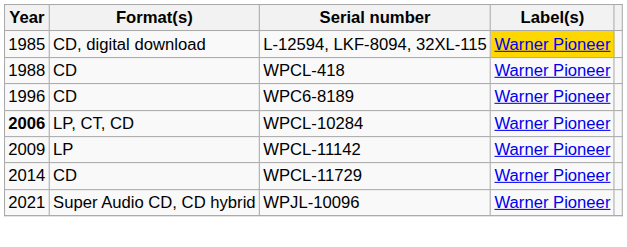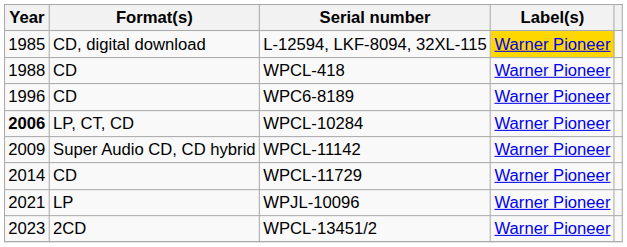(63, 149) LP -> (154, 149) Super Audio CD, CD hybrid
(154, 202) Super Audio CD, CD hybrid -> (63, 202) LP
+ row: (320, 228)
